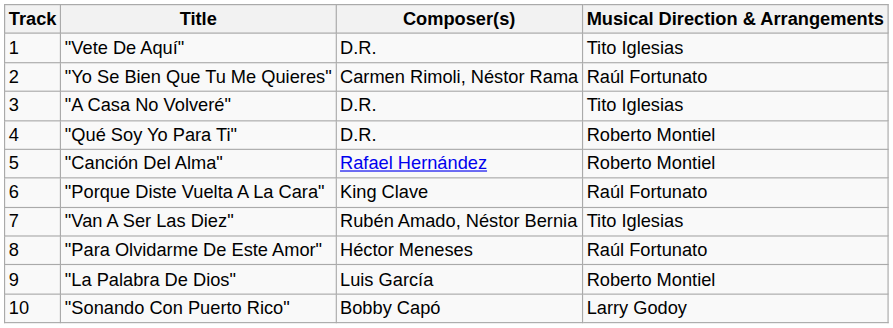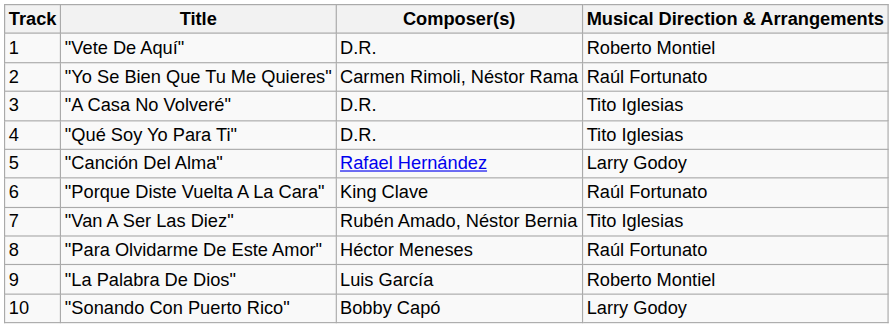(635, 47) Tito Iglesias -> (651, 47) Roberto Montiel
(651, 134) Roberto Montiel -> (635, 134) Tito Iglesias
(651, 163) Roberto Montiel -> (637, 163) Larry Godoy
